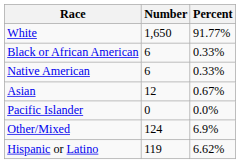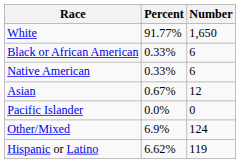columns swapped: (166, 14) <-> (213, 14)
